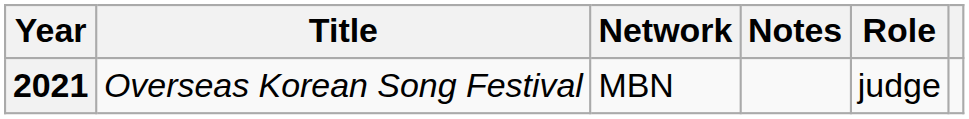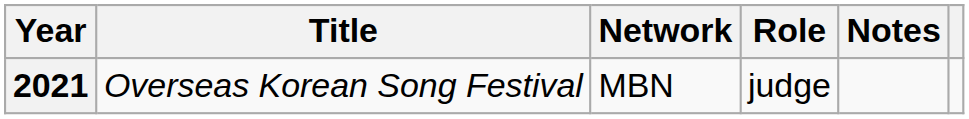columns swapped: (899, 31) <-> (795, 31)
